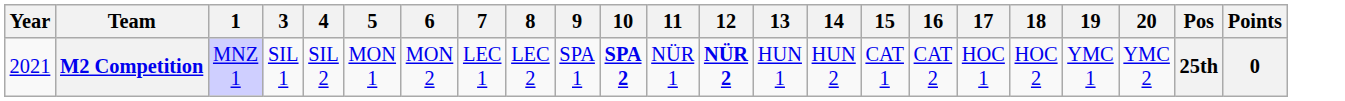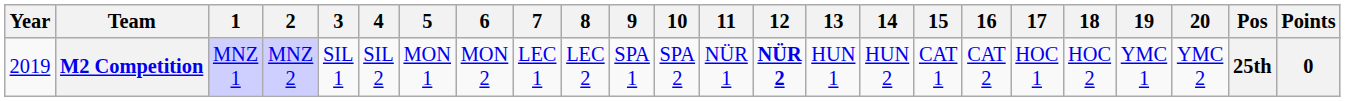+ column: (291, 20)
(30, 66) 2021 -> (30, 66) 2019
(623, 66) bold -> (677, 66) normal
